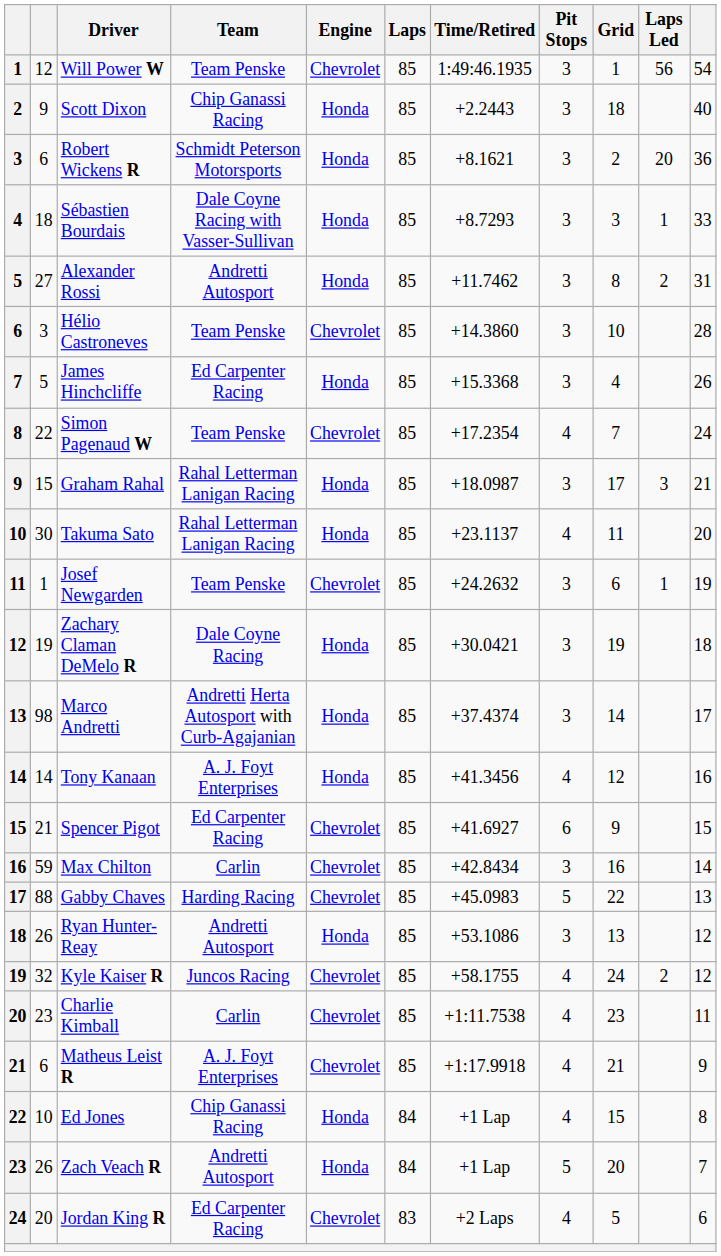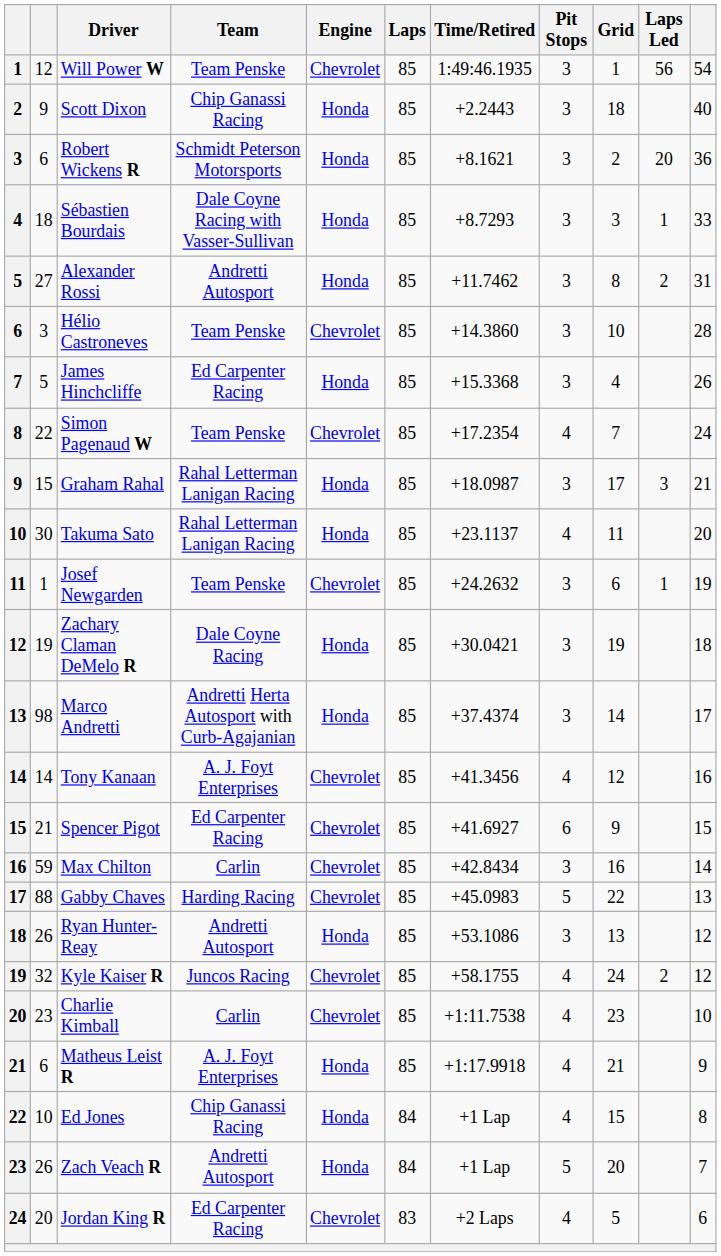(345, 777) Honda -> (345, 777) Chevrolet
(703, 1016) 11 -> (703, 1016) 10
(345, 1066) Chevrolet -> (345, 1066) Honda
